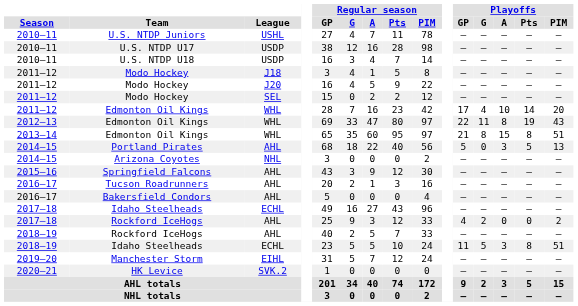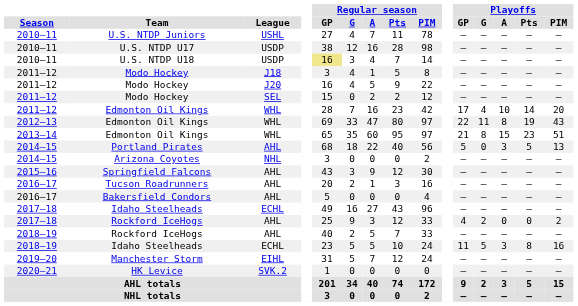(327, 60) no background -> (327, 60) khaki background
(529, 134) 8 -> (529, 134) 23
(559, 246) 51 -> (559, 246) 16
